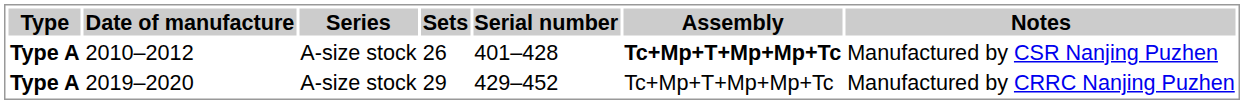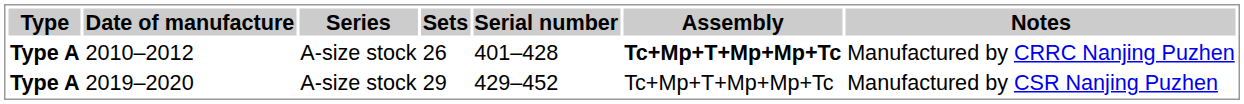(1033, 52) Manufactured by CSR Nanjing Puzhen -> (1041, 52) Manufactured by CRRC Nanjing Puzhen
(1041, 82) Manufactured by CRRC Nanjing Puzhen -> (1033, 82) Manufactured by CSR Nanjing Puzhen
